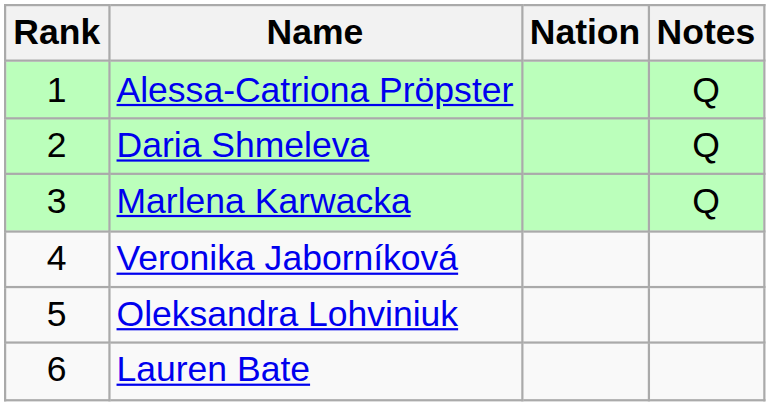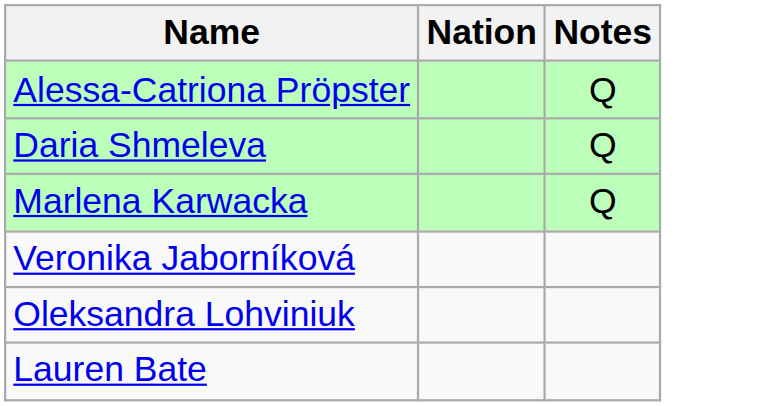- column: (57, 32)
